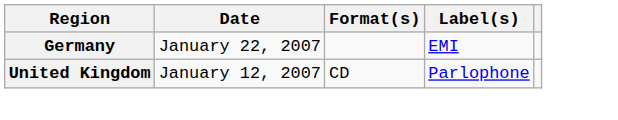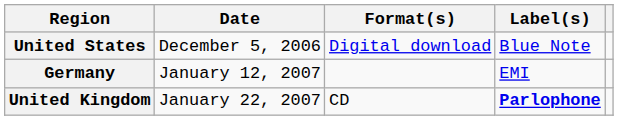+ row: (80, 46)
(240, 46) January 22, 2007 -> (240, 74) January 12, 2007
(240, 74) January 12, 2007 -> (240, 101) January 22, 2007
(479, 74) normal -> (550, 101) bold
